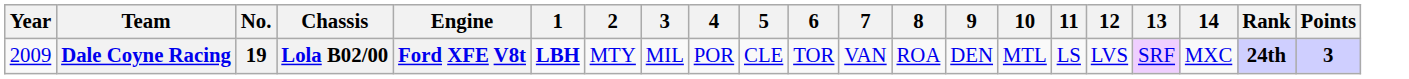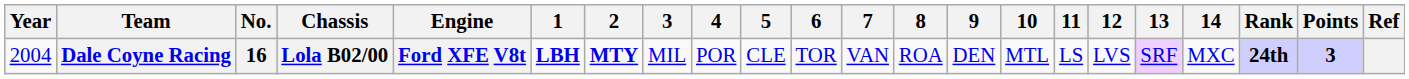+ column: (1384, 21)
(30, 55) 2009 -> (30, 55) 2004
(256, 55) 19 -> (256, 55) 16
(613, 55) normal -> (614, 55) bold
